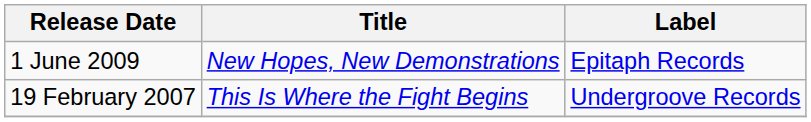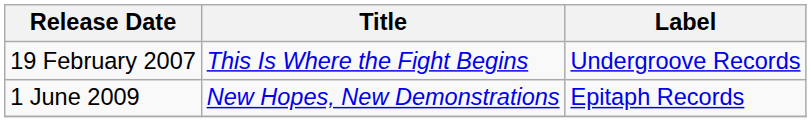rows swapped: (103, 97) <-> (75, 60)
